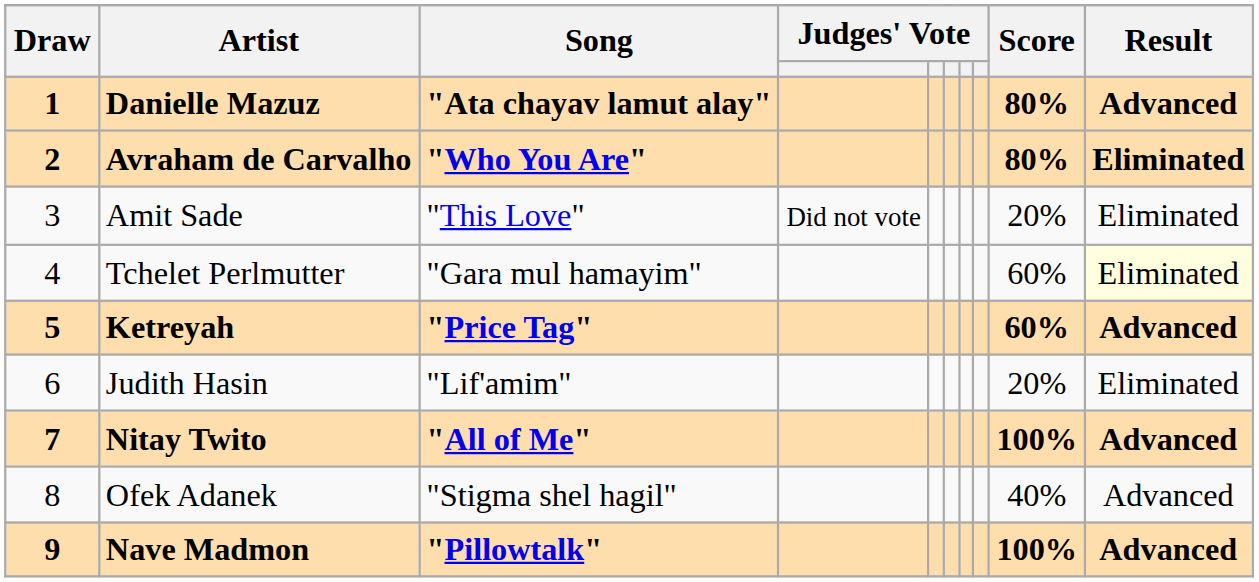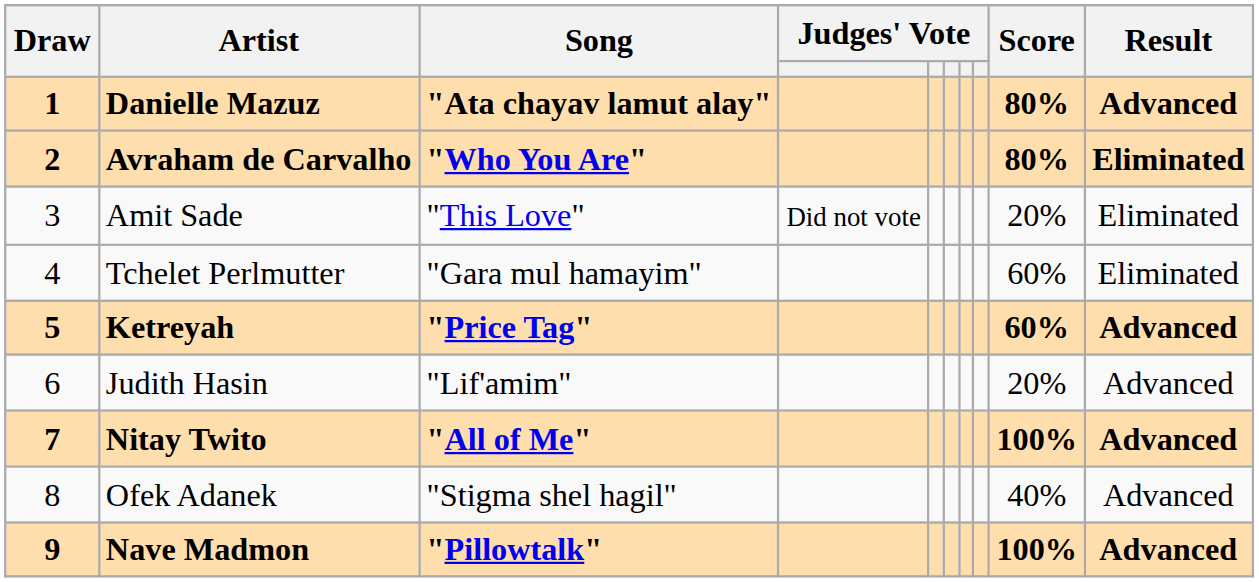(1168, 272) lightyellow background -> (1168, 272) no background
(1168, 383) Eliminated -> (1168, 383) Advanced
